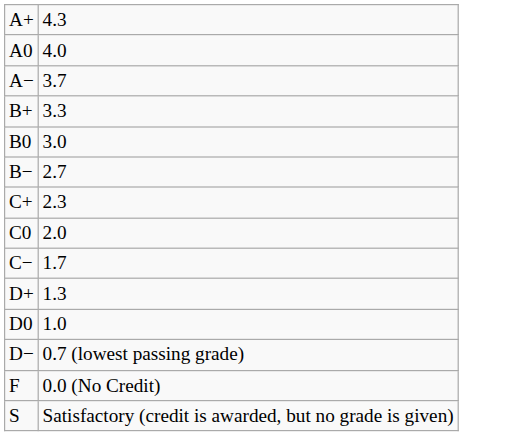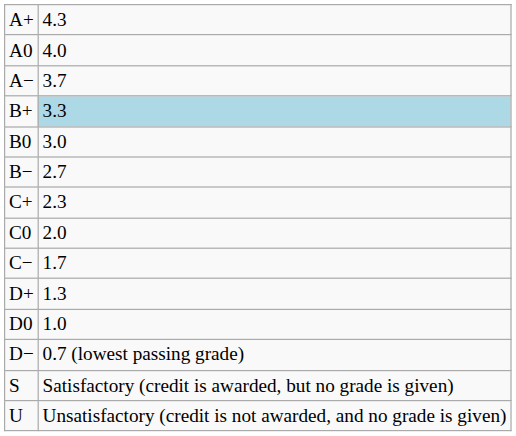(55, 111) no background -> (55, 111) lightblue background
- row: (14, 385)
+ row: (16, 415)
